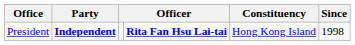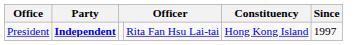(177, 31) bold -> (173, 31) normal
(333, 31) 1998 -> (325, 31) 1997
